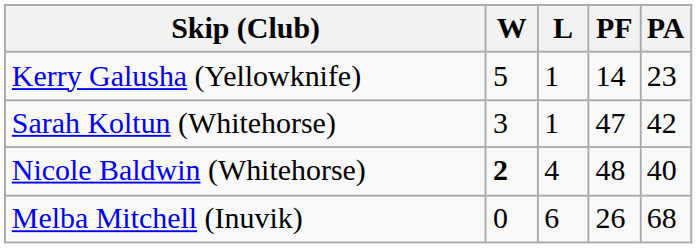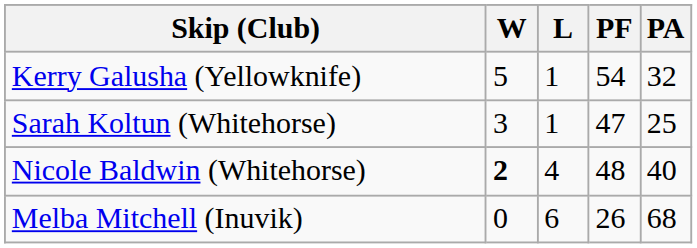(610, 75) 14 -> (610, 75) 54
(662, 75) 23 -> (662, 75) 32
(662, 123) 42 -> (662, 123) 25
